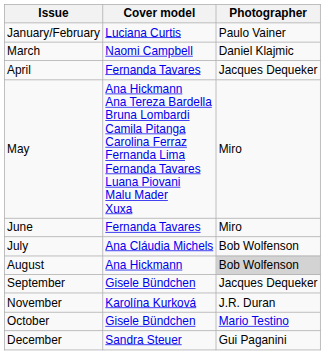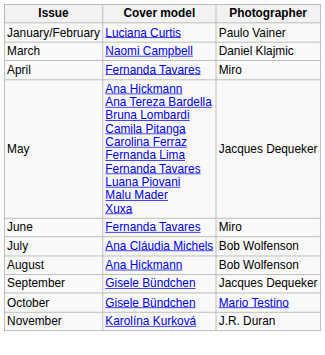(268, 70) Jacques Dequeker -> (230, 70) Miro
(230, 148) Miro -> (268, 148) Jacques Dequeker
(259, 265) lightgrey background -> (259, 265) no background
rows swapped: (28, 321) <-> (34, 302)
- row: (34, 340)
